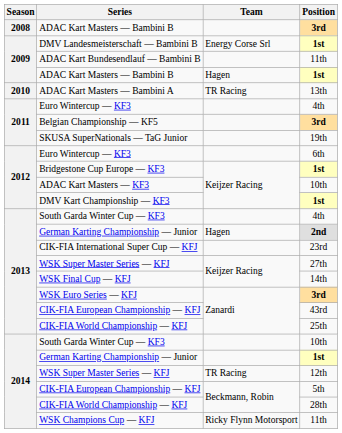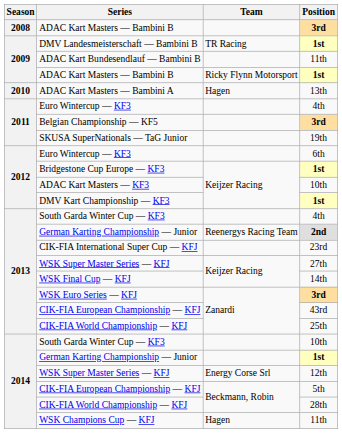(238, 43) Energy Corse Srl -> (226, 43) TR Racing
(218, 74) Hagen -> (251, 74) Ricky Flynn Motorsport
(226, 90) TR Racing -> (218, 90) Hagen
(218, 231) Hagen -> (251, 231) Reenergys Racing Team
(226, 373) TR Racing -> (238, 373) Energy Corse Srl
(251, 420) Ricky Flynn Motorsport -> (218, 420) Hagen
